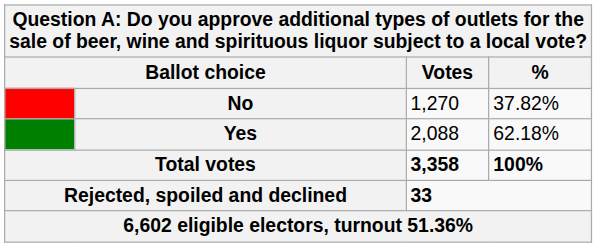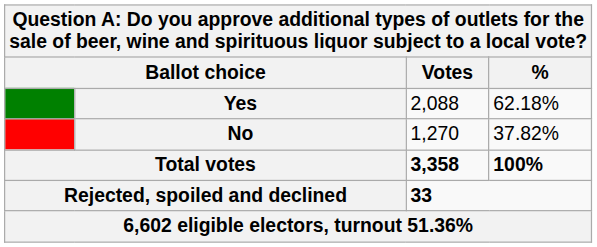rows swapped: (240, 134) <-> (240, 103)
